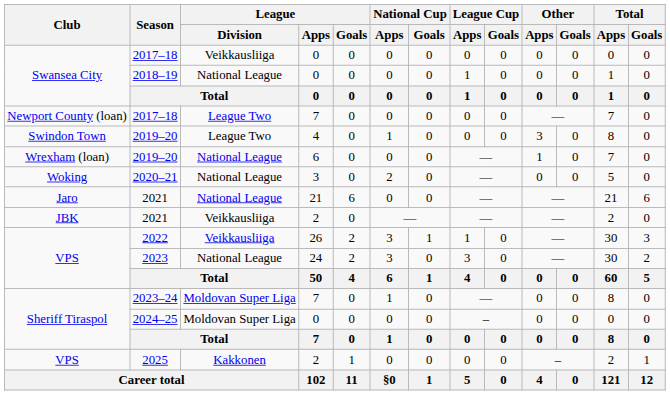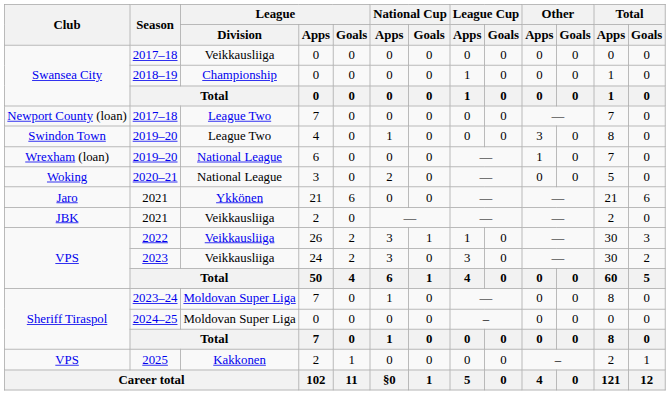(240, 75) National League -> (240, 75) Championship
(240, 197) National League -> (240, 197) Ykkönen
(240, 258) National League -> (240, 258) Veikkausliiga
